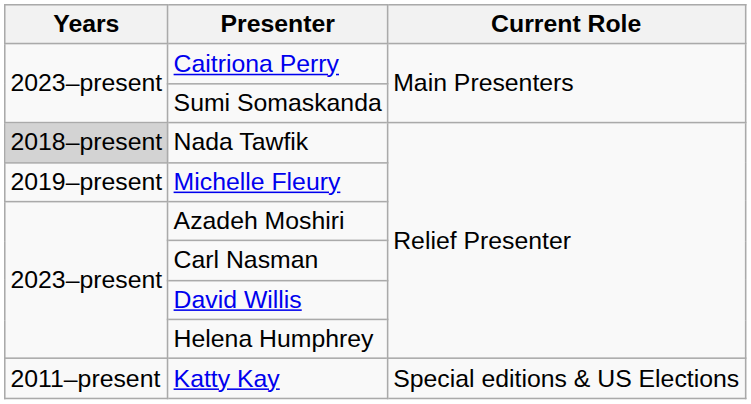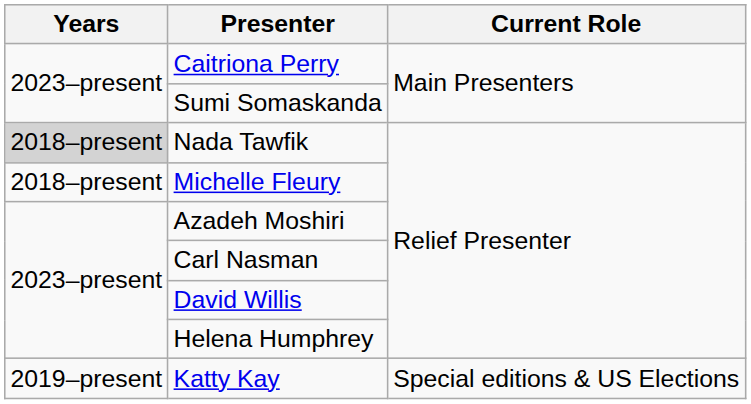(86, 181) 2019–present -> (86, 181) 2018–present
(85, 378) 2011–present -> (86, 378) 2019–present
